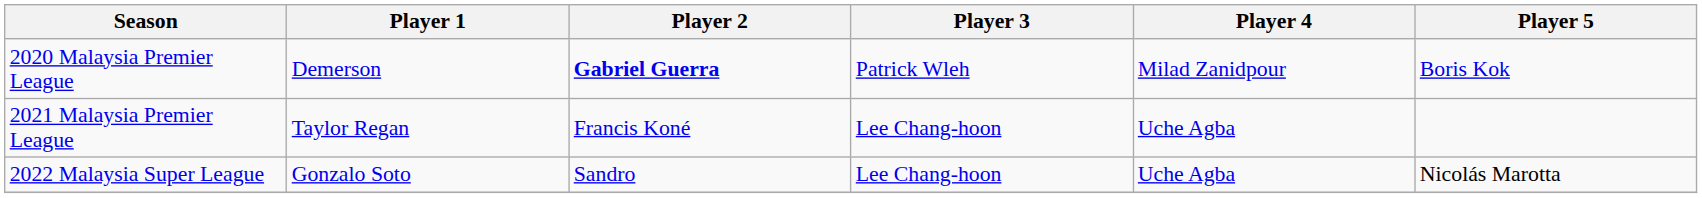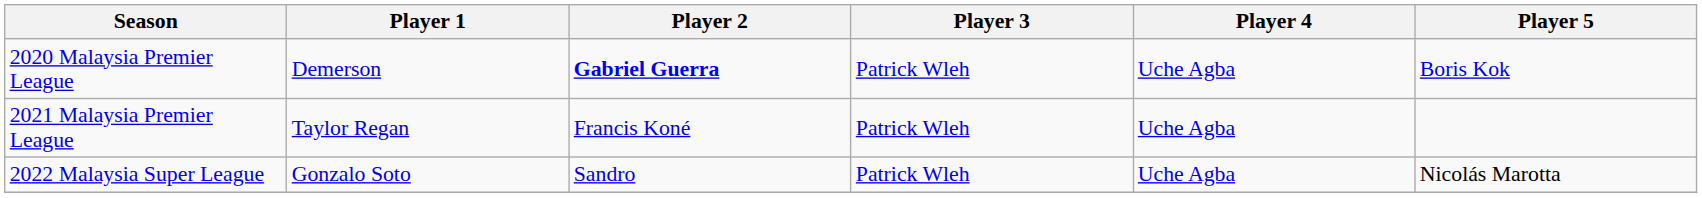(1212, 68) Milad Zanidpour -> (1186, 68) Uche Agba
(929, 127) Lee Chang-hoon -> (913, 127) Patrick Wleh
(929, 174) Lee Chang-hoon -> (913, 174) Patrick Wleh
